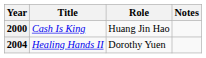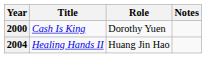(139, 28) Huang Jin Hao -> (137, 28) Dorothy Yuen
(137, 45) Dorothy Yuen -> (139, 45) Huang Jin Hao
